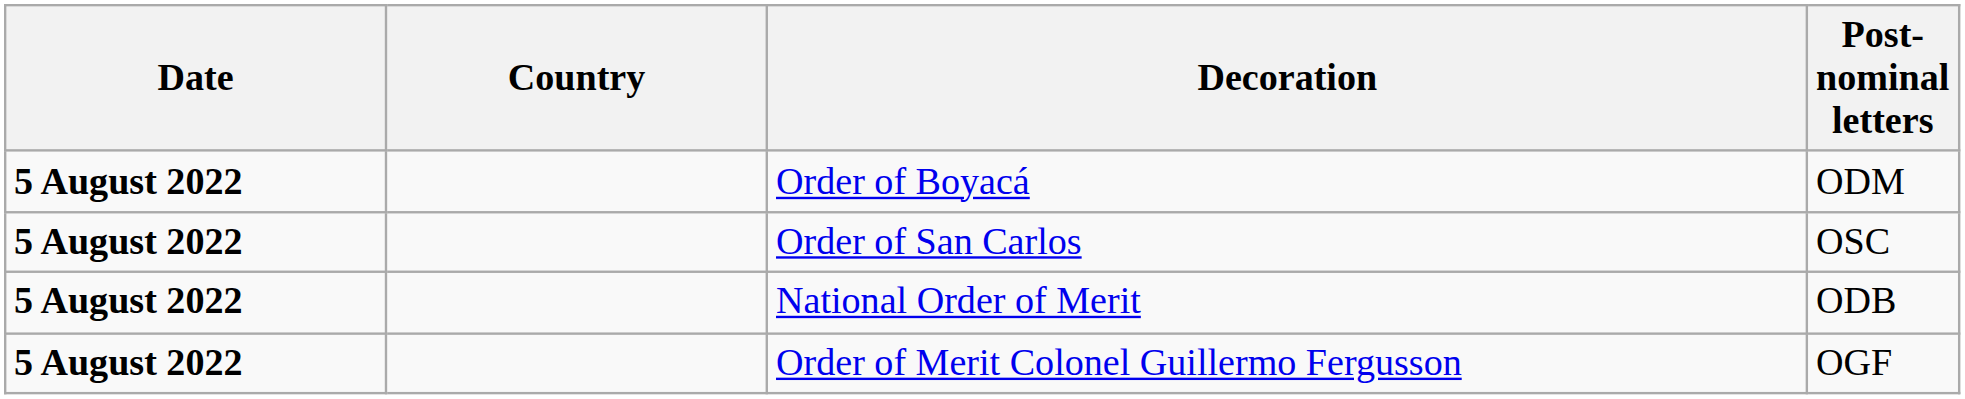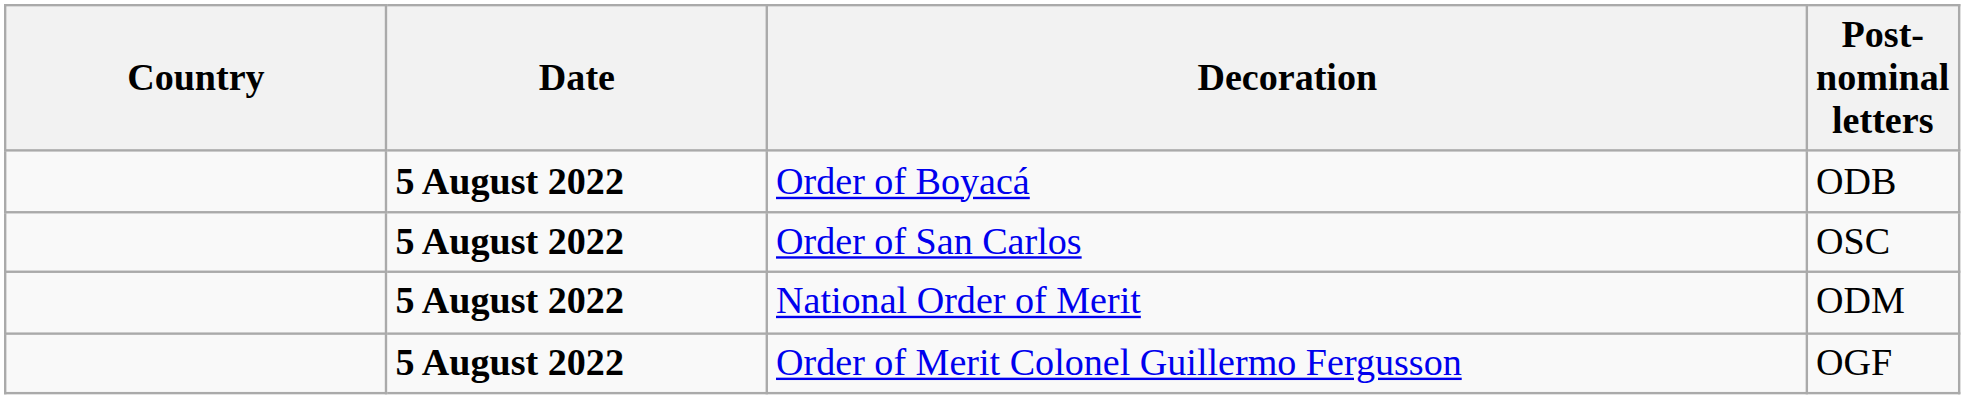columns swapped: (577, 77) <-> (195, 77)
(1861, 180) ODM -> (1856, 180) ODB
(1856, 301) ODB -> (1861, 301) ODM
